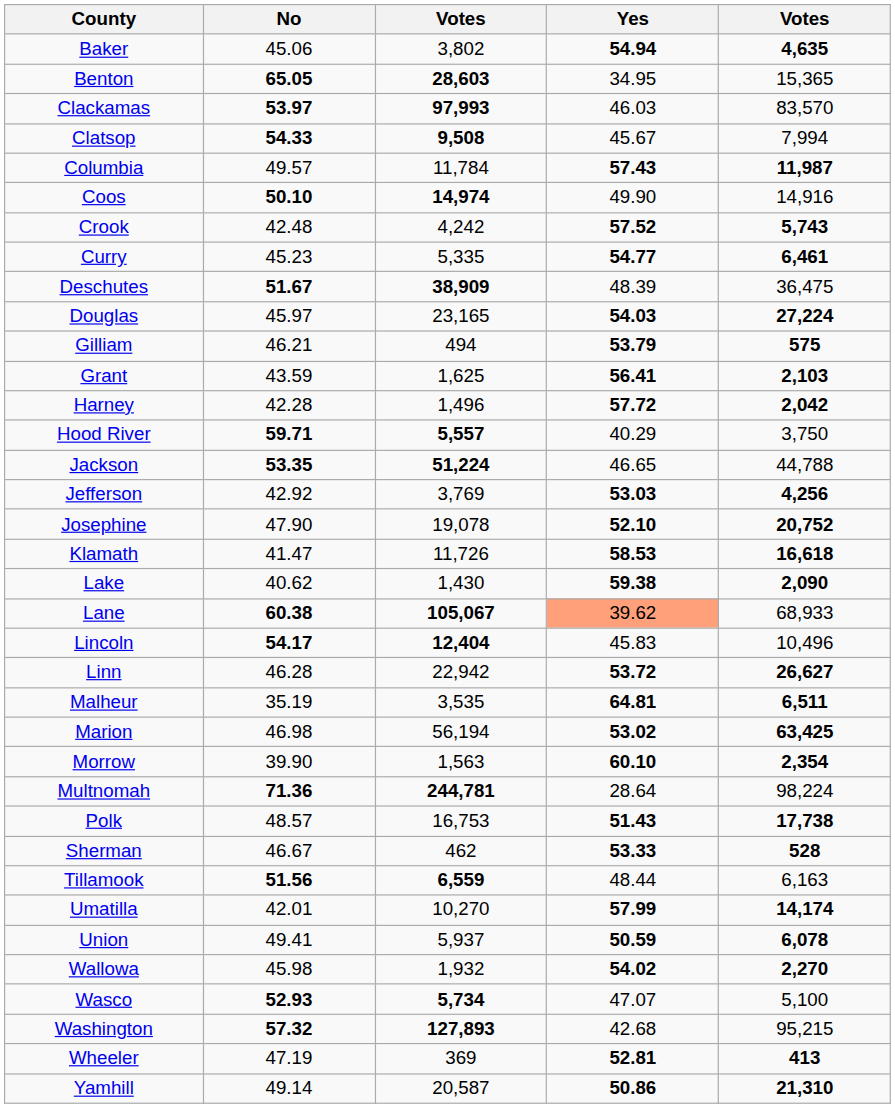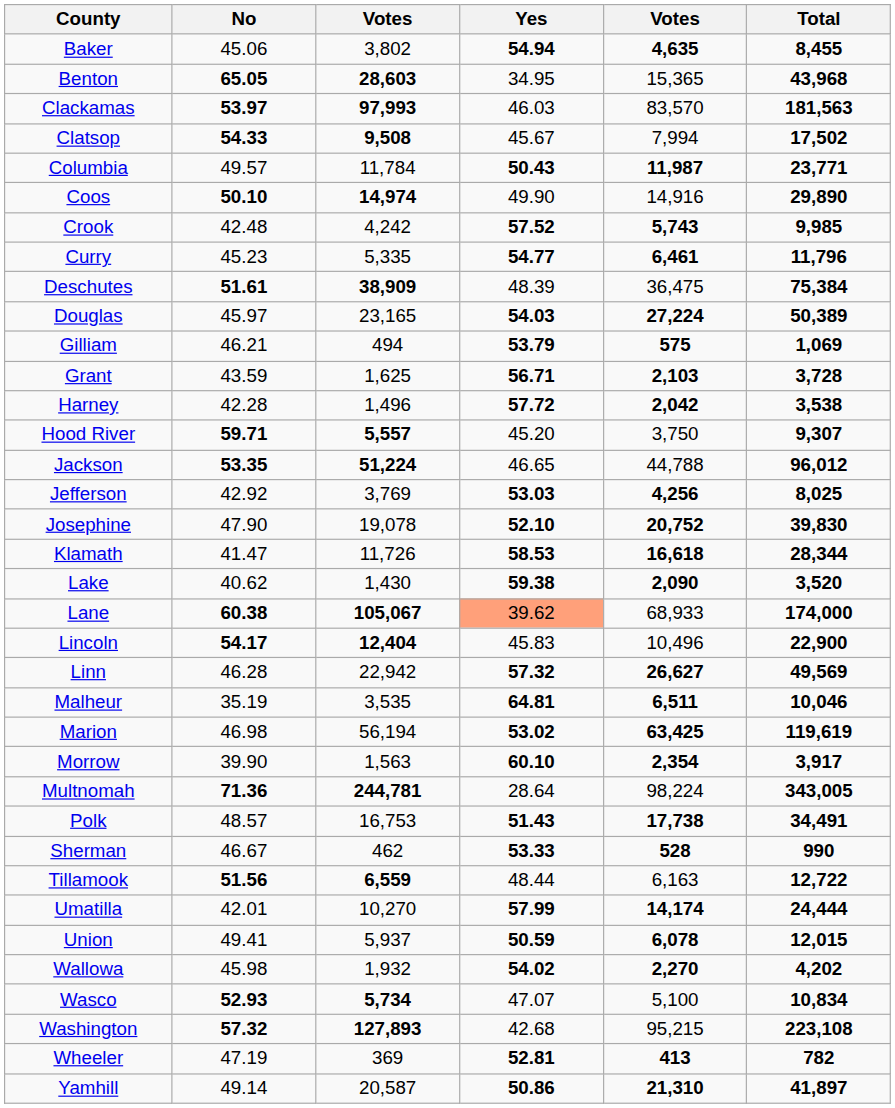+ column: (819, 19)
(633, 167) 57.43 -> (531, 167) 50.43
(289, 286) 51.67 -> (244, 286) 51.61
(633, 375) 56.41 -> (531, 375) 56.71
(633, 434) 40.29 -> (531, 434) 45.20
(633, 672) 53.72 -> (531, 672) 57.32
